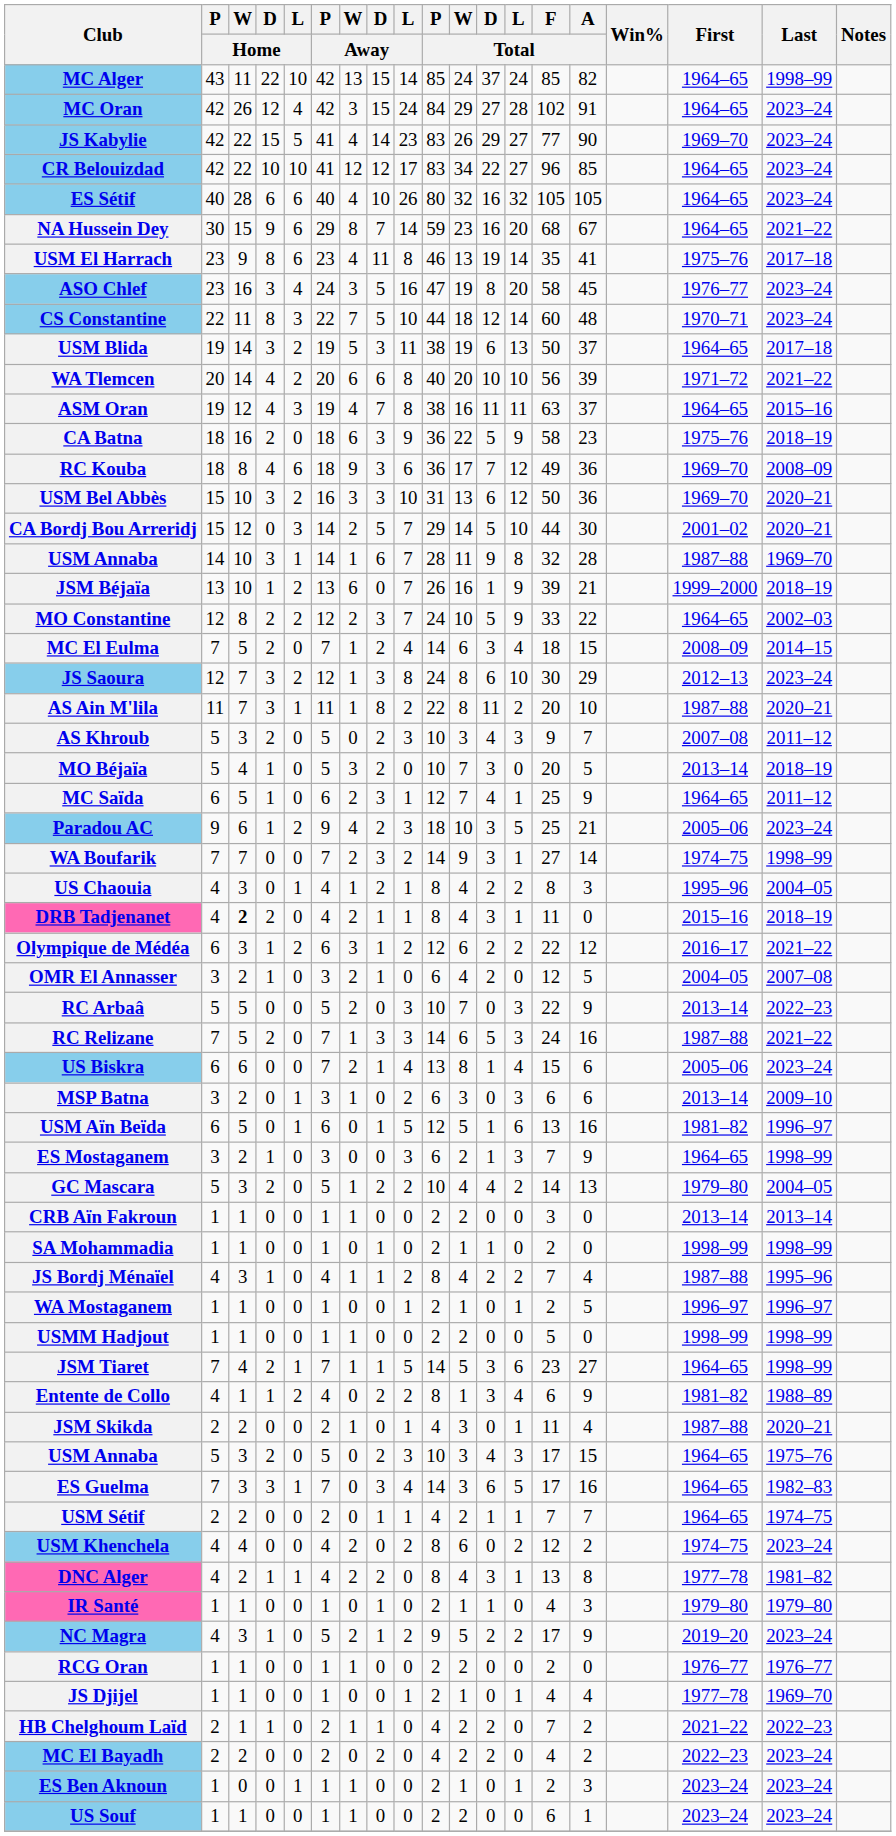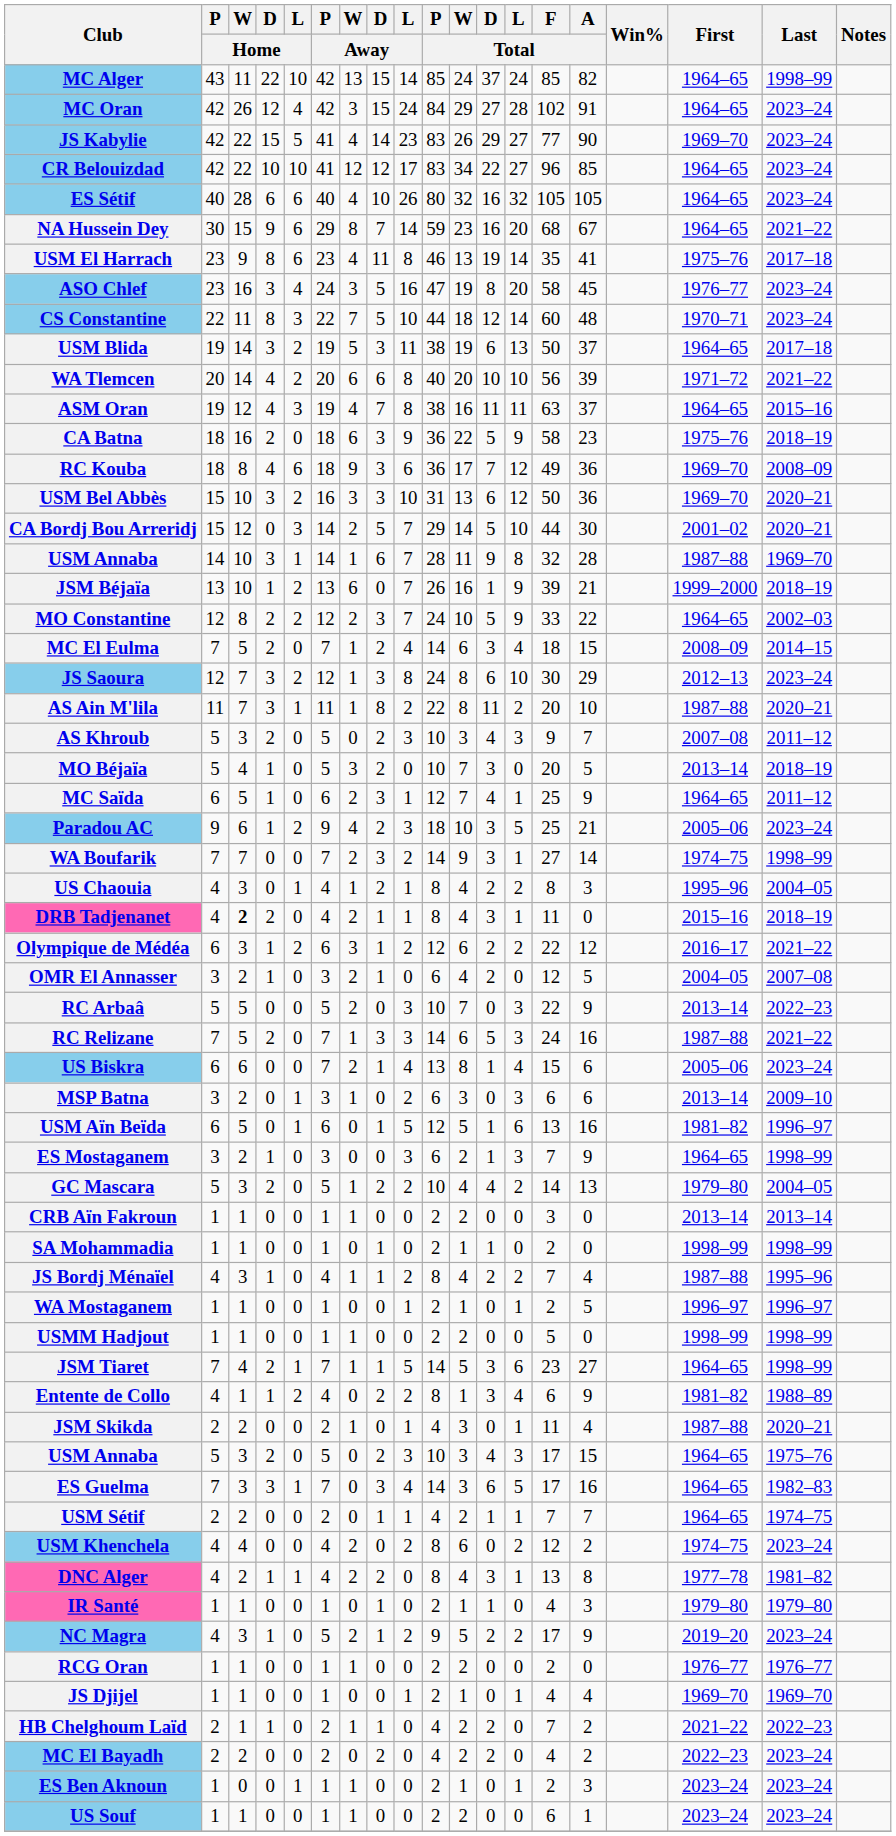(715, 1696) 1977–78 -> (715, 1696) 1969–70
